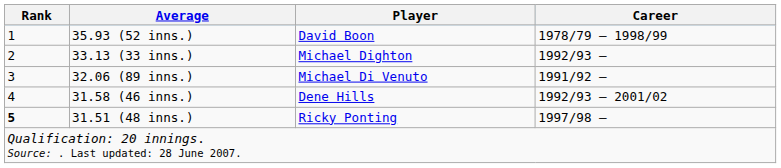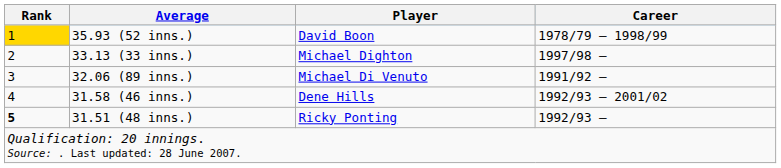(11, 35) no background -> (11, 35) gold background
(573, 56) 1992/93 – -> (573, 56) 1997/98 –
(573, 118) 1997/98 – -> (573, 118) 1992/93 –
